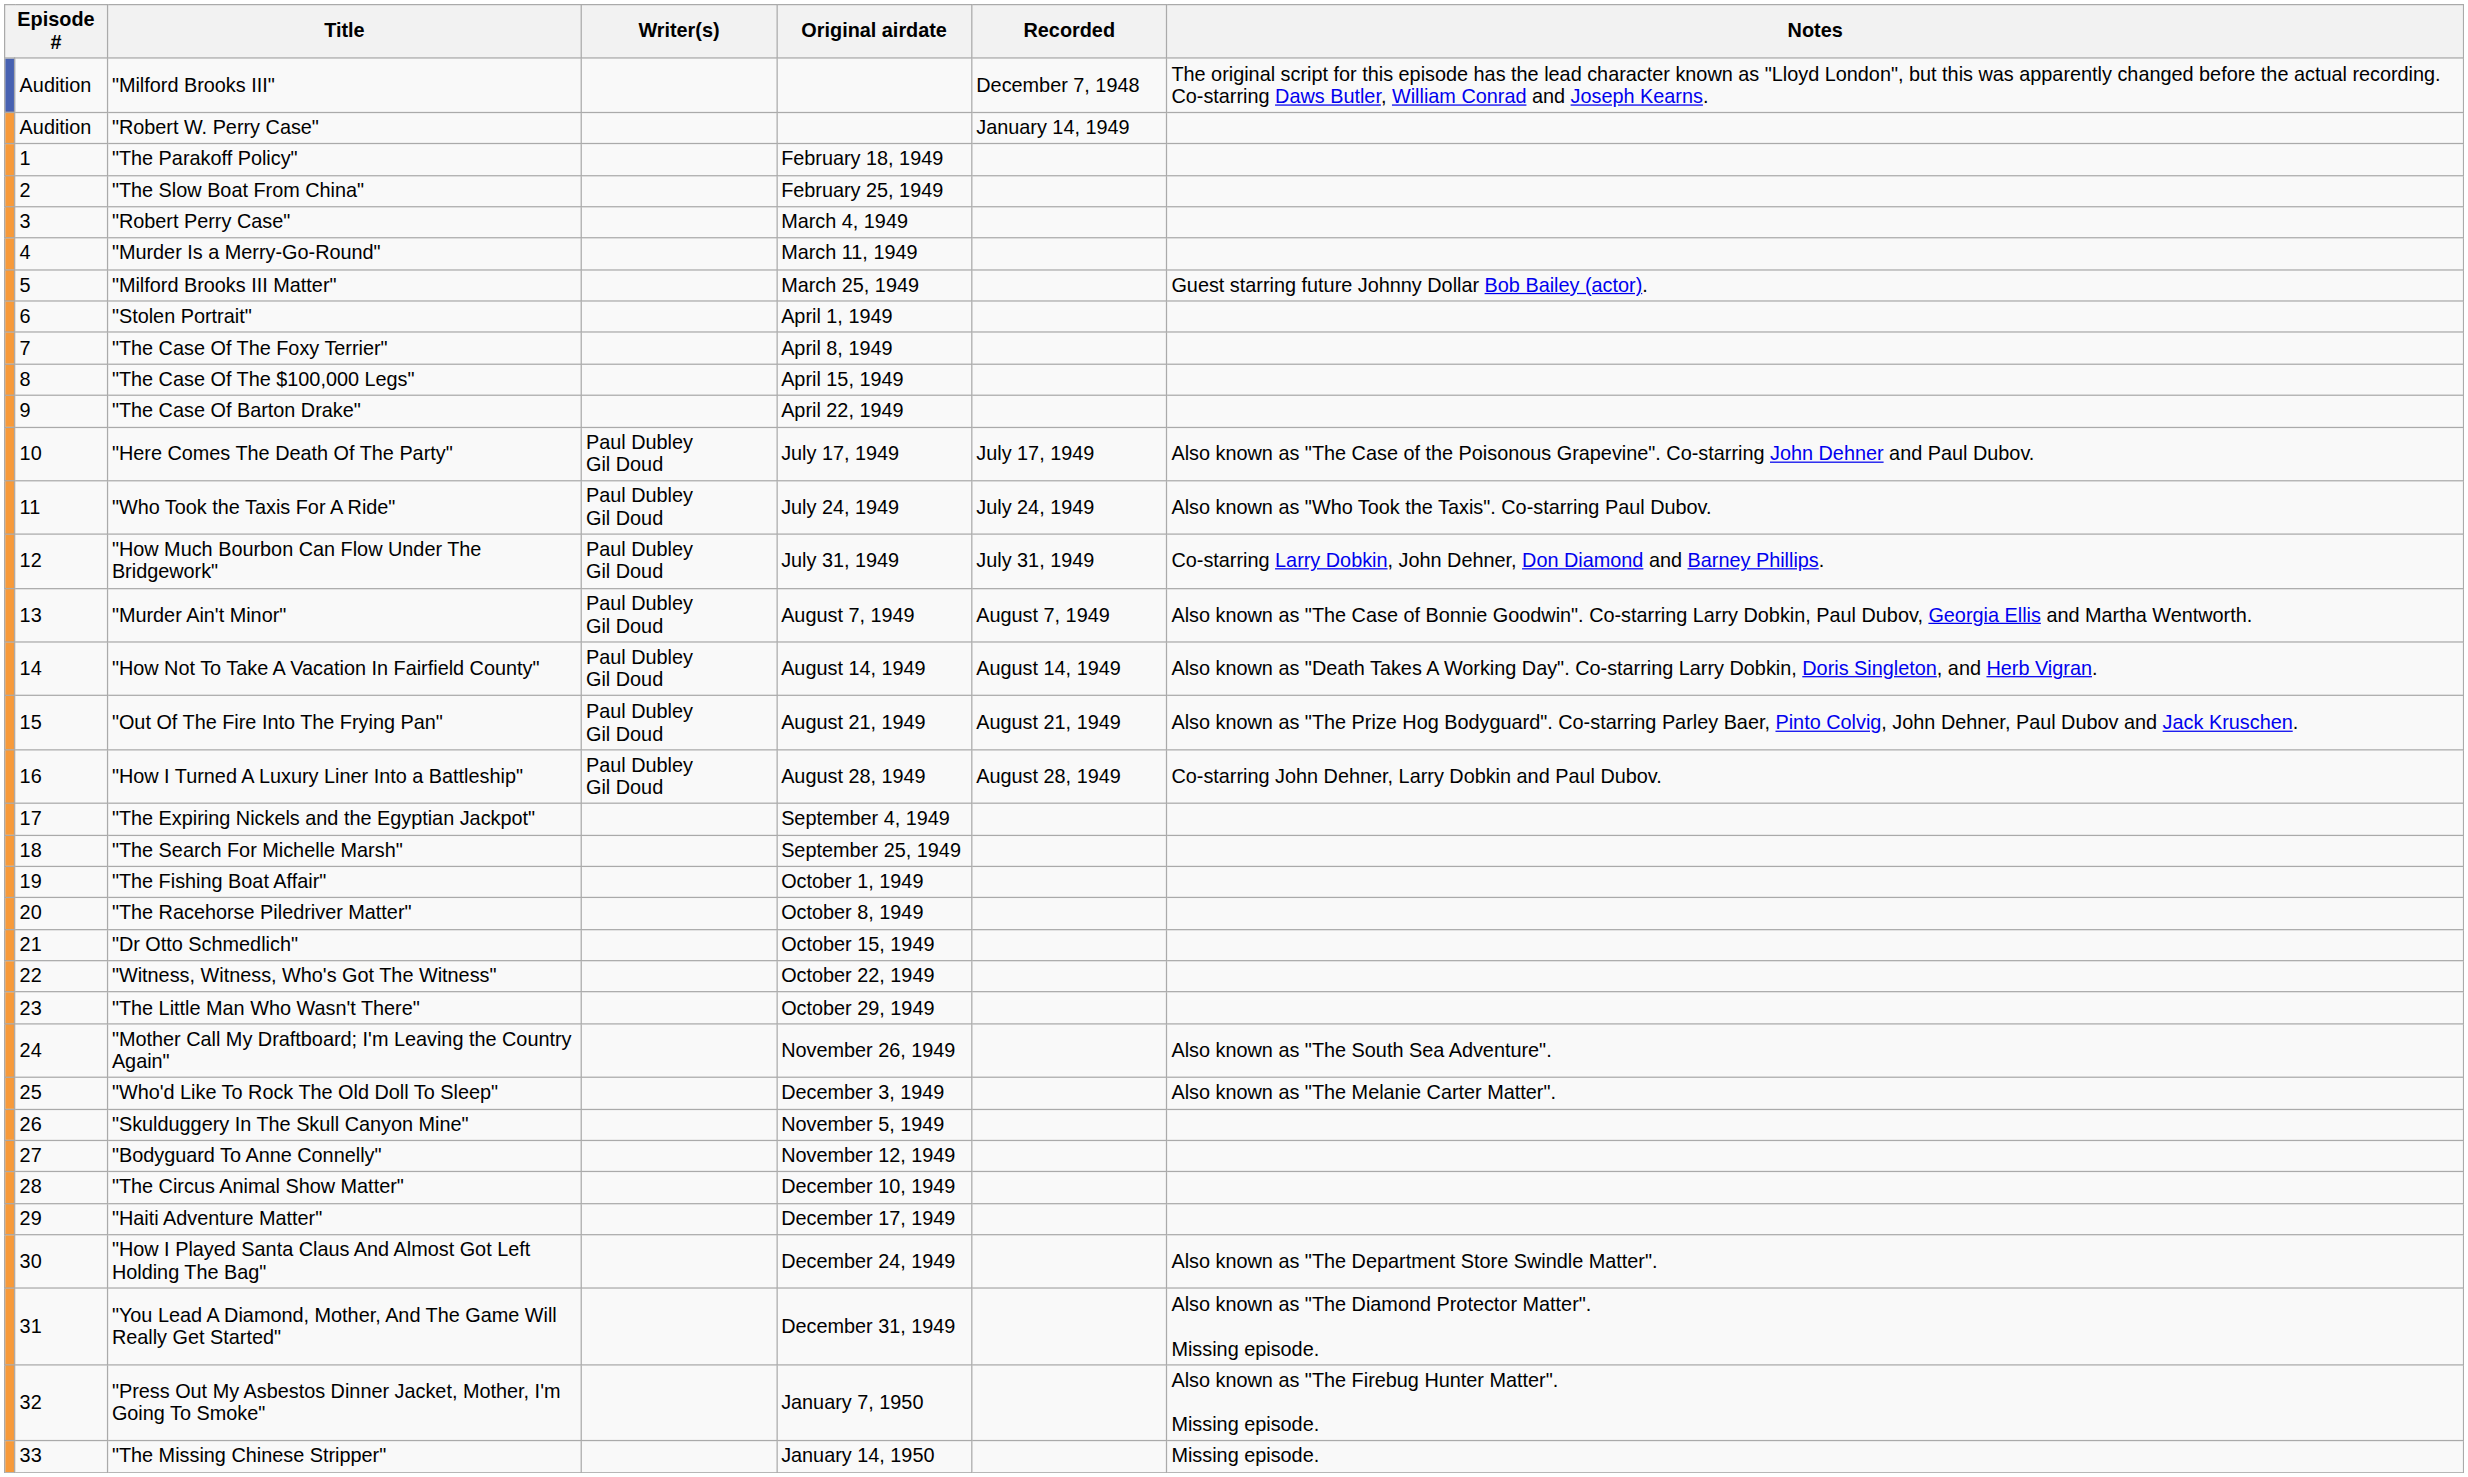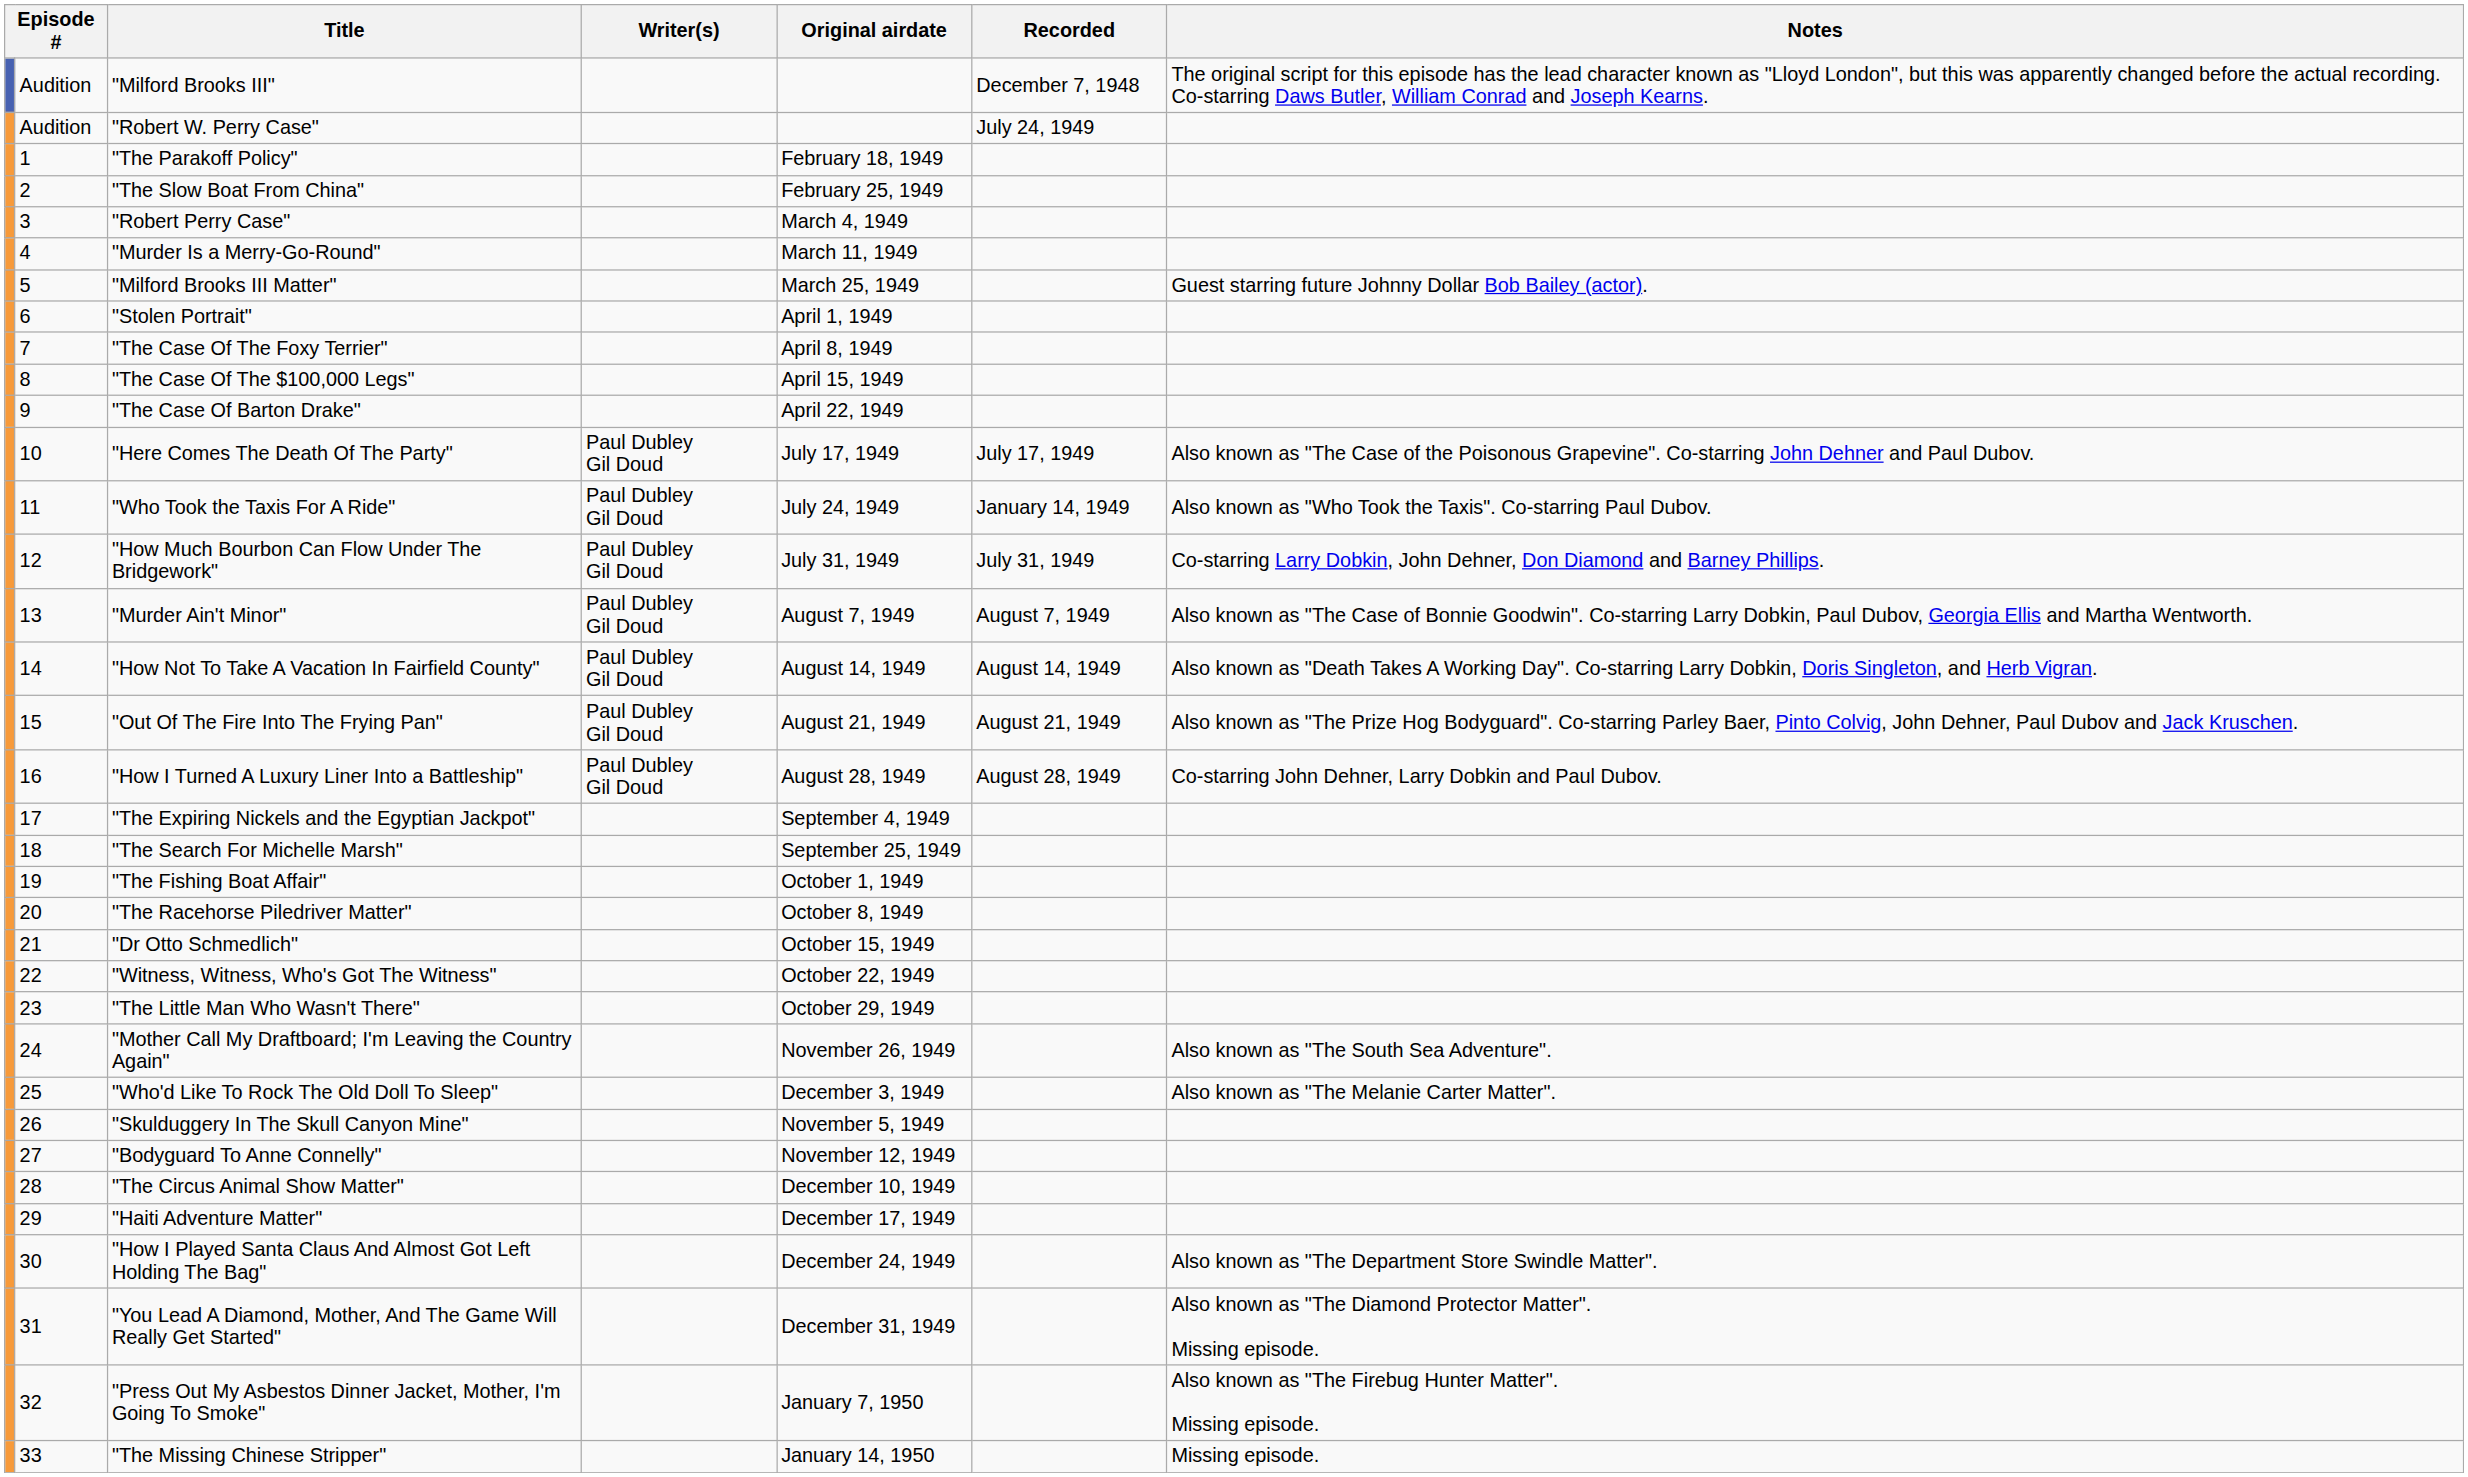(1053, 127) January 14, 1949 -> (1035, 127) July 24, 1949
(1035, 507) July 24, 1949 -> (1053, 507) January 14, 1949
